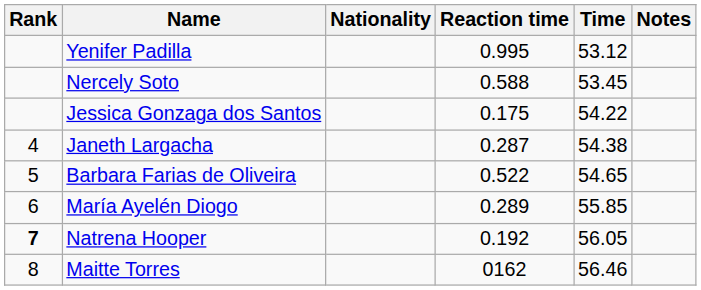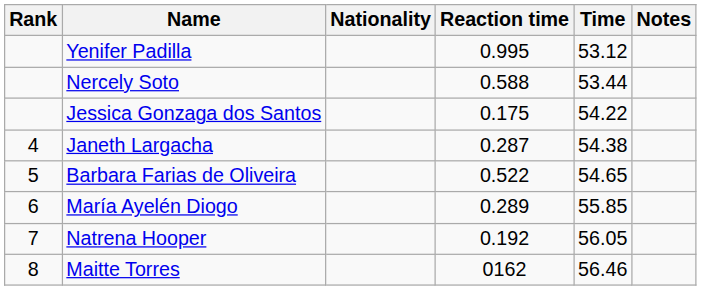(603, 82) 53.45 -> (603, 82) 53.44
(33, 238) bold -> (33, 238) normal
